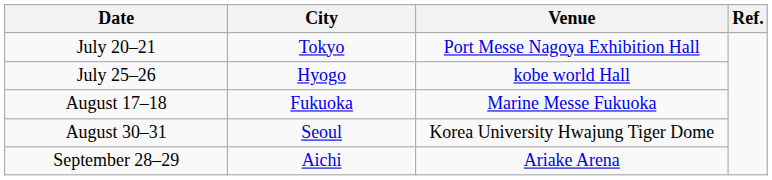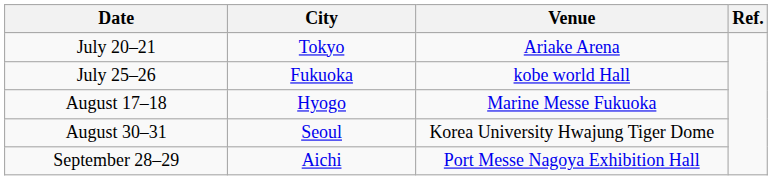(572, 47) Port Messe Nagoya Exhibition Hall -> (572, 47) Ariake Arena
(322, 75) Hyogo -> (322, 75) Fukuoka
(322, 103) Fukuoka -> (322, 103) Hyogo
(572, 160) Ariake Arena -> (572, 160) Port Messe Nagoya Exhibition Hall
